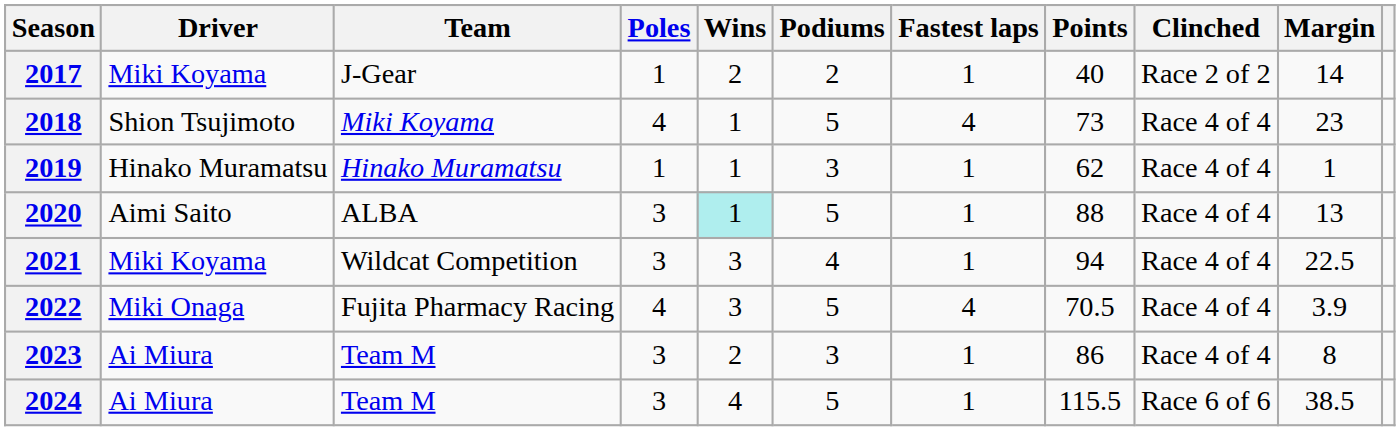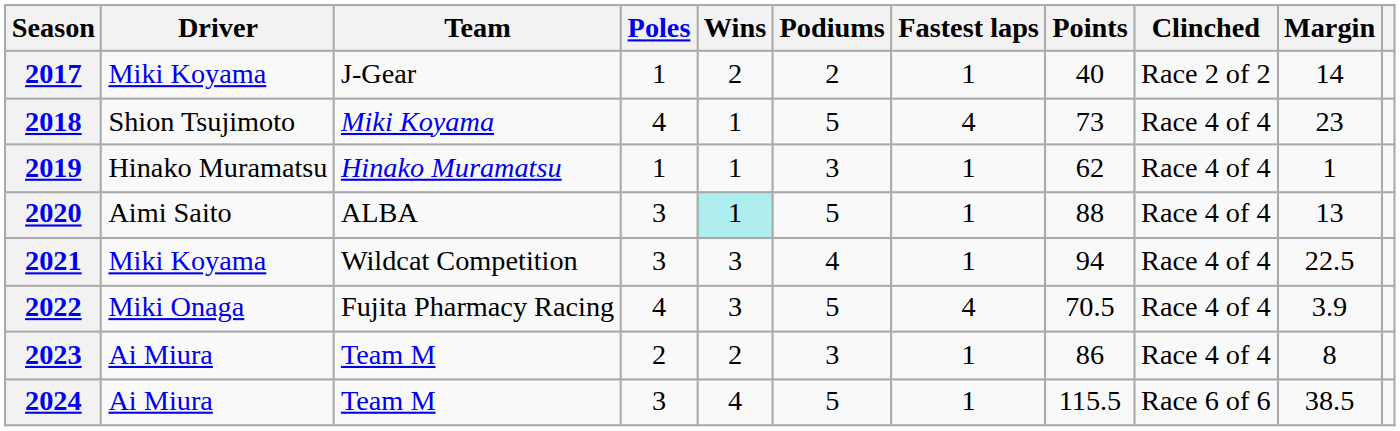(659, 354) 3 -> (659, 354) 2
